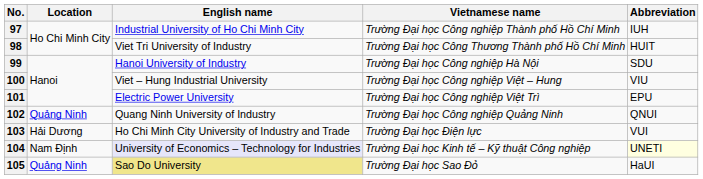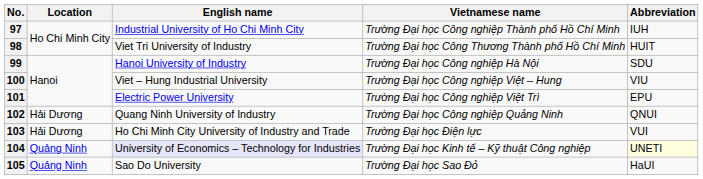(58, 115) Quảng Ninh -> (56, 115) Hải Dương
(53, 149) Nam Định -> (58, 149) Quảng Ninh
(158, 166) khaki background -> (158, 166) no background
